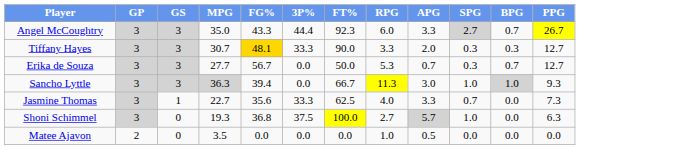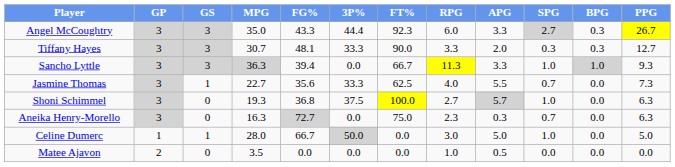(512, 30) 0.7 -> (597, 30) 0.3
(262, 48) gold background -> (305, 48) no background
- row: (60, 65)
(429, 83) 3.0 -> (500, 65) 3.3
(429, 100) 3.3 -> (500, 83) 5.5
+ row: (69, 118)
+ row: (69, 135)
